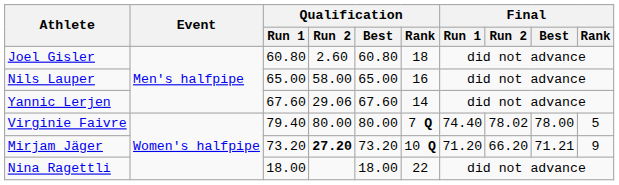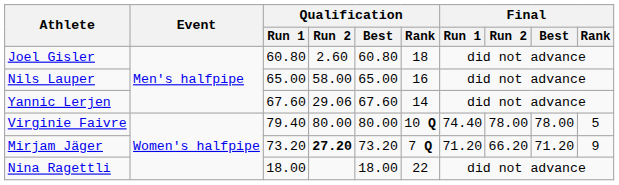(420, 124) 7 Q -> (420, 124) 10 Q
(508, 124) 78.02 -> (508, 124) 78.00
(420, 146) 10 Q -> (420, 146) 7 Q
(554, 146) 71.21 -> (554, 146) 71.20
